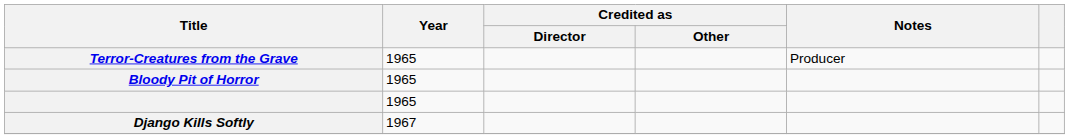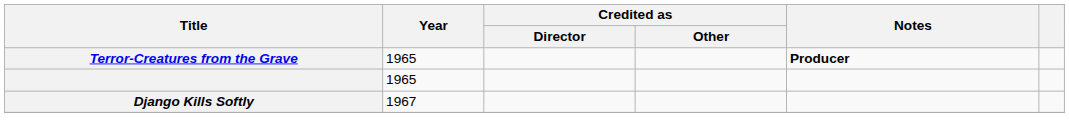(817, 58) normal -> (820, 58) bold
- row: (194, 79)
